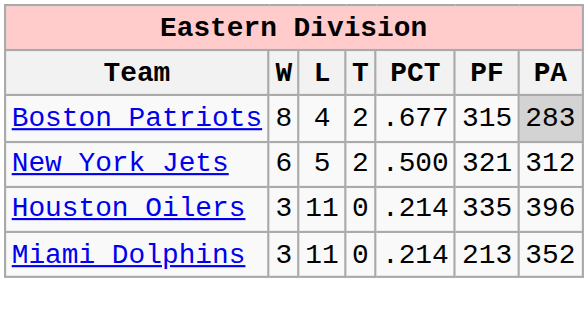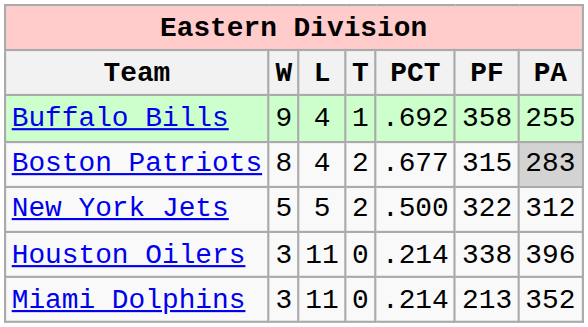+ row: (120, 118)
(284, 164) 6 -> (284, 209) 5
(487, 164) 321 -> (487, 209) 322
(487, 209) 335 -> (487, 254) 338
